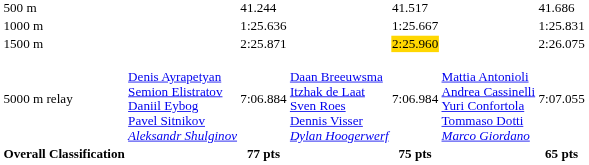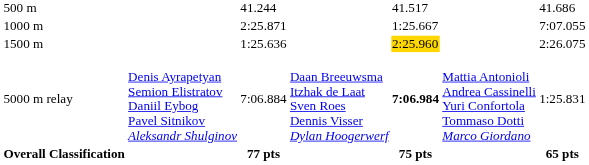(263, 25) 1:25.636 -> (263, 25) 2:25.871
(562, 25) 1:25.831 -> (562, 25) 7:07.055
(263, 44) 2:25.871 -> (263, 44) 1:25.636
(415, 98) normal -> (415, 98) bold
(562, 98) 7:07.055 -> (562, 98) 1:25.831
